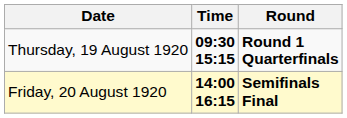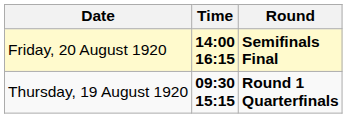rows swapped: (98, 50) <-> (87, 92)
